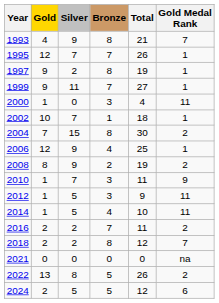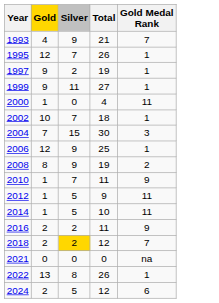- column: (109, 18)
(185, 134) 2 -> (147, 134) 3
(185, 228) 2 -> (147, 228) 9
(74, 243) no background -> (74, 243) gold background
(185, 275) 2 -> (147, 275) 1
